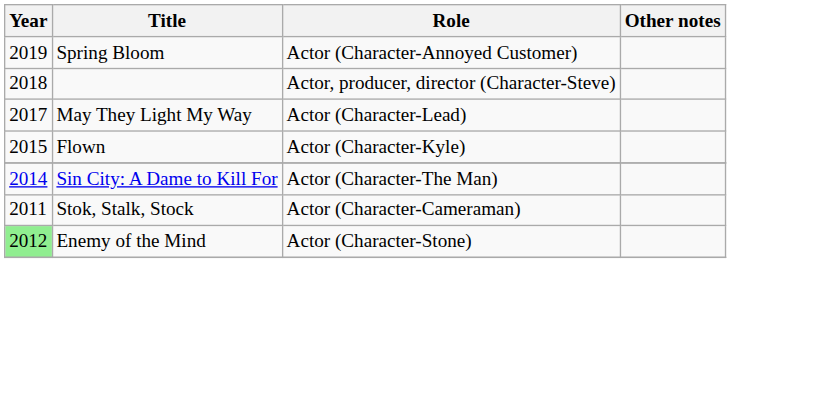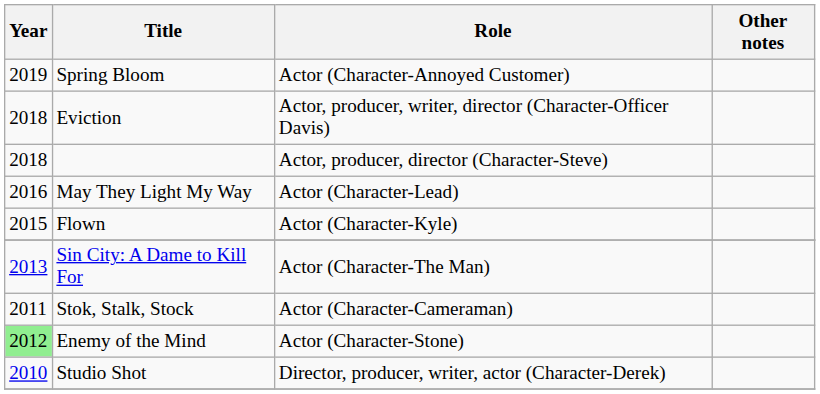+ row: (89, 117)
(28, 115) 2017 -> (28, 192) 2016
(28, 178) 2014 -> (28, 266) 2013
+ row: (101, 372)
